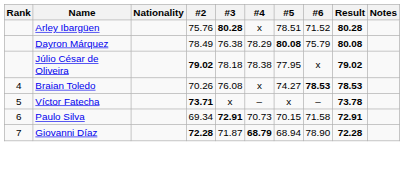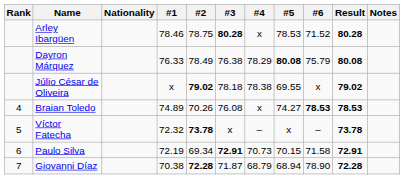+ column: (171, 12)
(201, 28) 75.76 -> (201, 33) 78.75
(289, 28) 78.51 -> (289, 33) 78.53
(289, 65) 77.95 -> (289, 87) 69.55
(201, 102) 73.71 -> (201, 129) 73.78
(259, 133) bold -> (259, 166) normal
